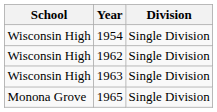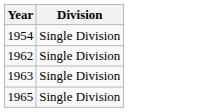- column: (49, 14)
